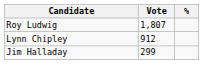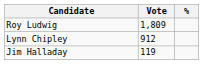(153, 25) 1,807 -> (153, 25) 1,809
(148, 53) 299 -> (148, 53) 119
